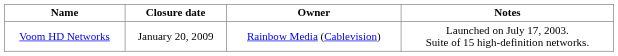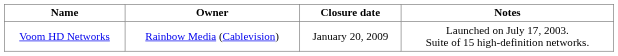columns swapped: (314, 13) <-> (176, 13)
